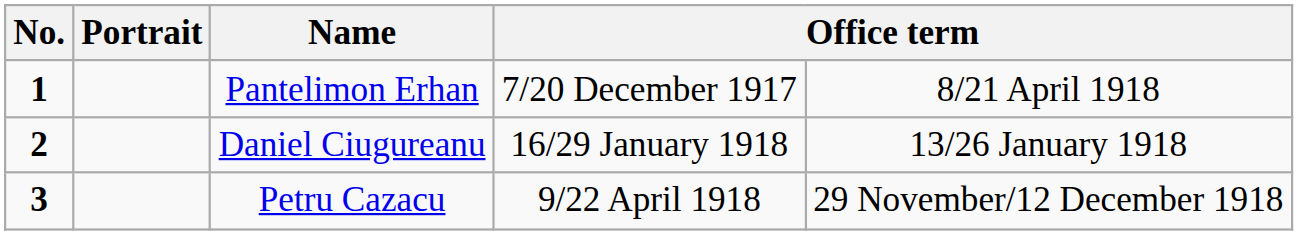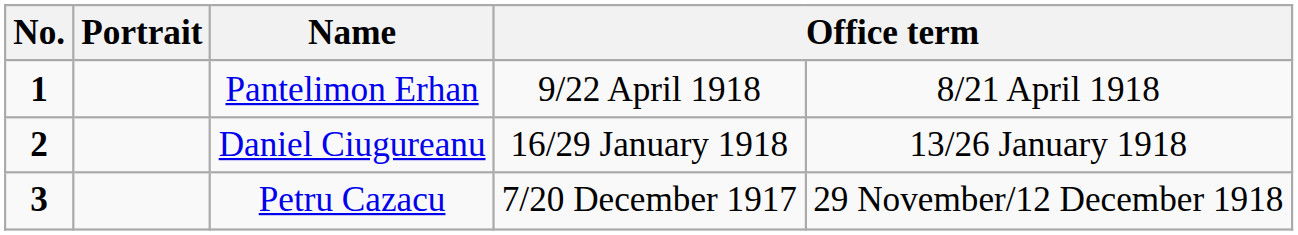(649, 88) 7/20 December 1917 -> (649, 88) 9/22 April 1918
(649, 199) 9/22 April 1918 -> (649, 199) 7/20 December 1917
